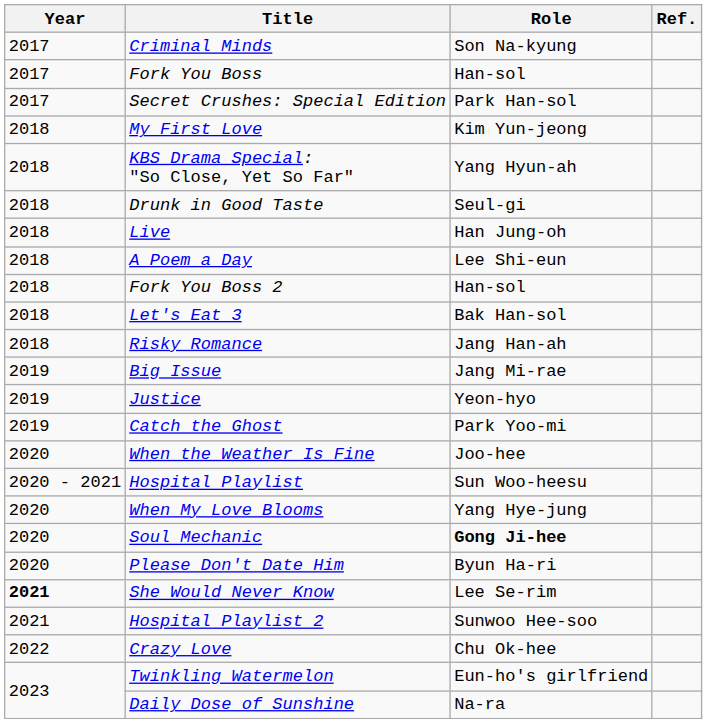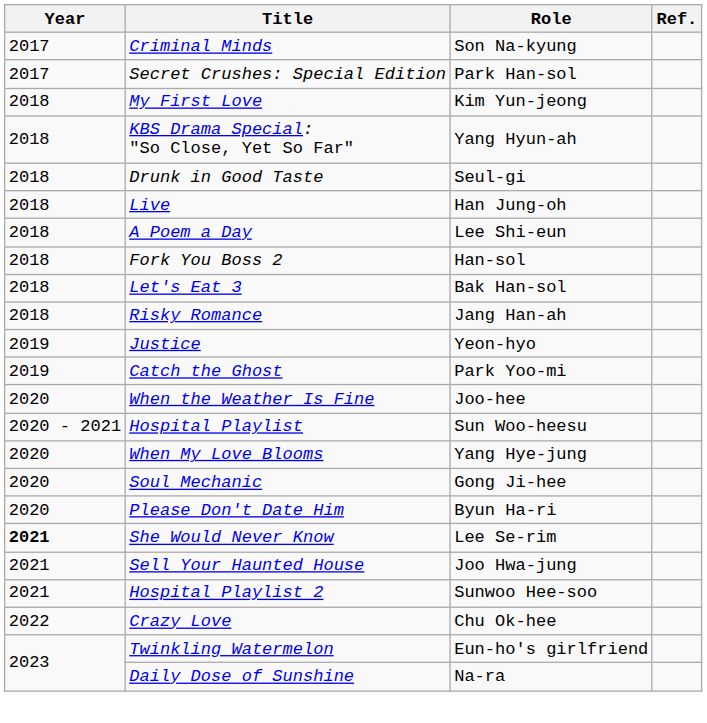- row: (196, 74)
- row: (175, 371)
(510, 538) bold -> (510, 482) normal
+ row: (247, 566)
